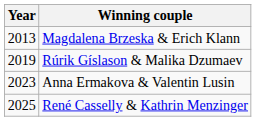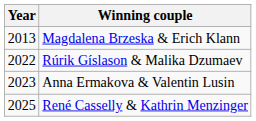(22, 60) 2019 -> (22, 60) 2022
